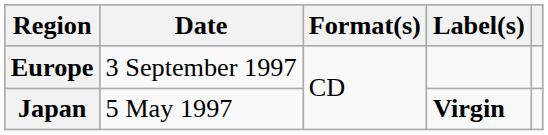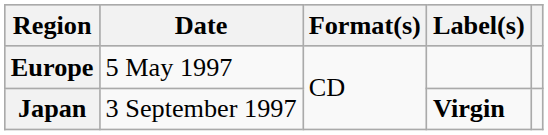(201, 66) 3 September 1997 -> (169, 66) 5 May 1997
(169, 108) 5 May 1997 -> (201, 108) 3 September 1997
